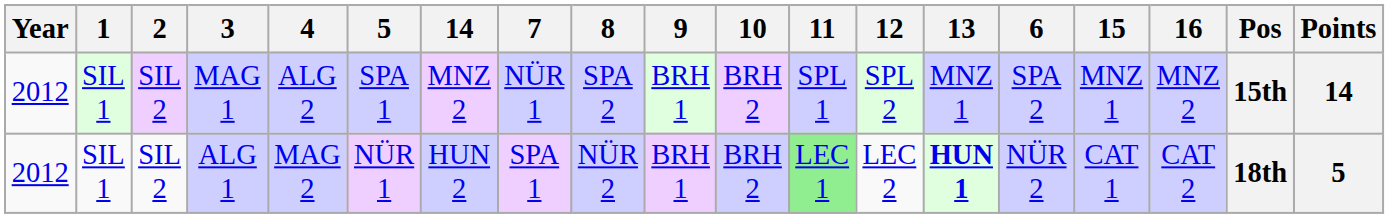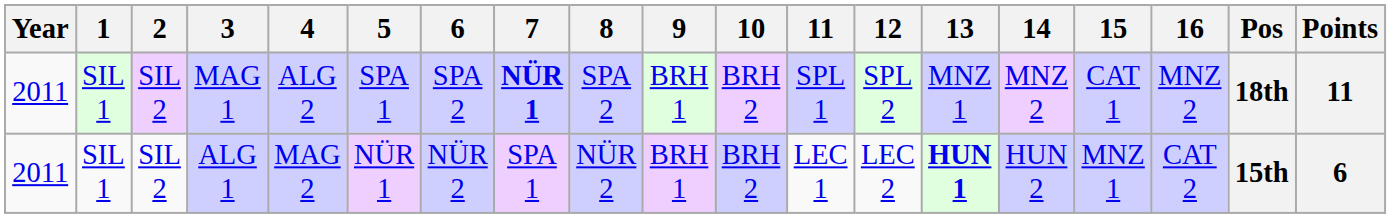columns swapped: (1036, 28) <-> (459, 28)
(40, 92) 2012 -> (40, 92) 2011
(534, 92) normal -> (532, 92) bold
(1112, 92) MNZ 1 -> (1113, 92) CAT 1
(1260, 92) 15th -> (1262, 92) 18th
(1338, 92) 14 -> (1340, 92) 11
(40, 172) 2012 -> (40, 172) 2011
(822, 172) lightgreen background -> (821, 172) no background
(1112, 172) CAT 1 -> (1113, 172) MNZ 1
(1260, 172) 18th -> (1262, 172) 15th
(1338, 172) 5 -> (1340, 172) 6
